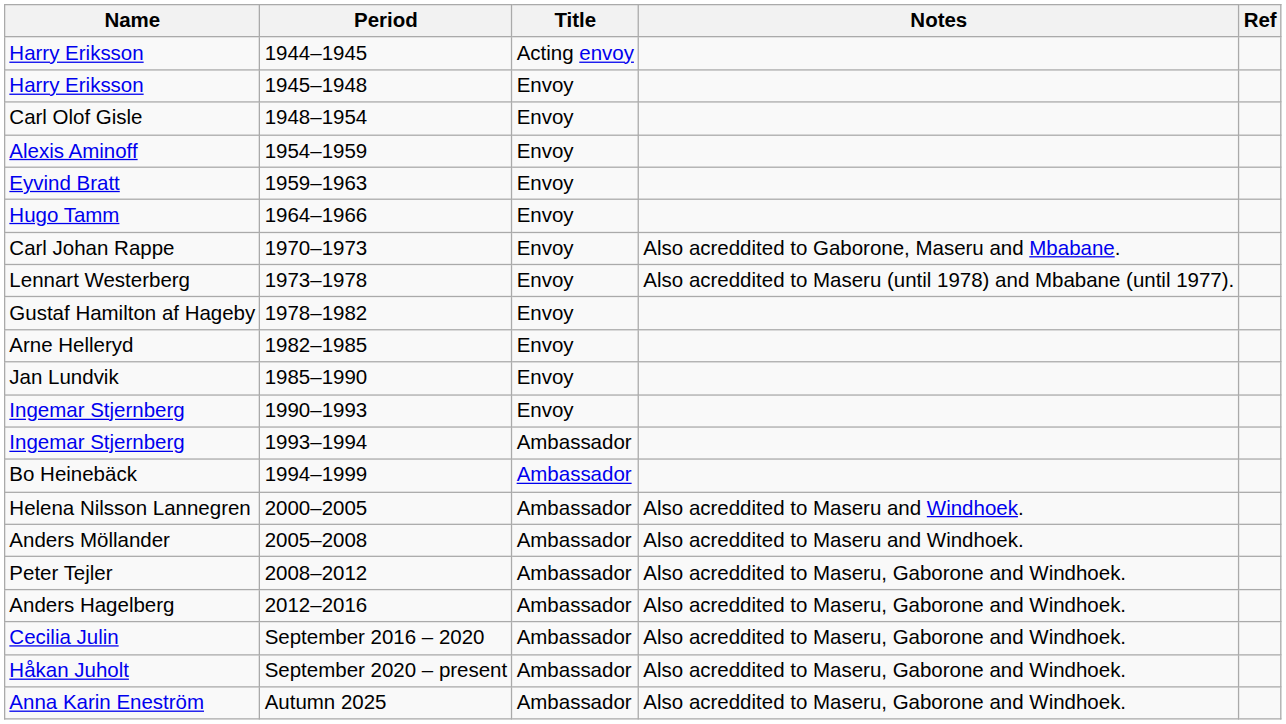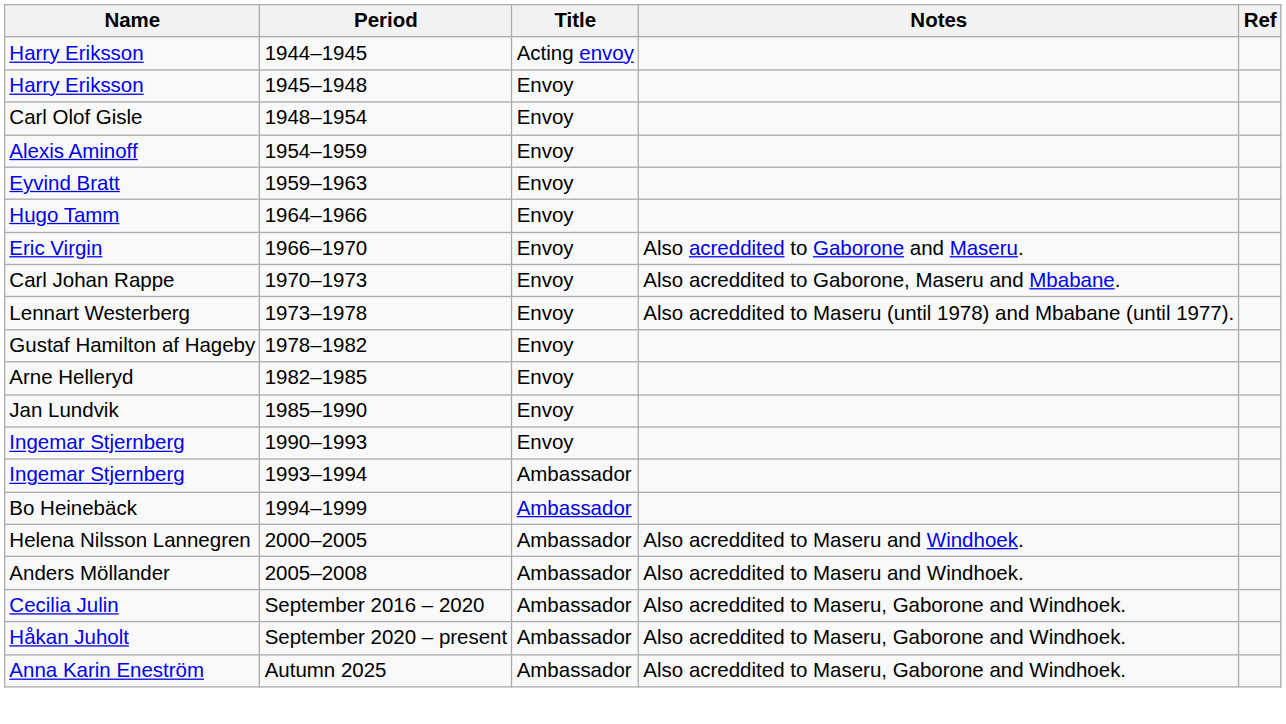+ row: (56, 248)
- row: (61, 572)
- row: (92, 605)
